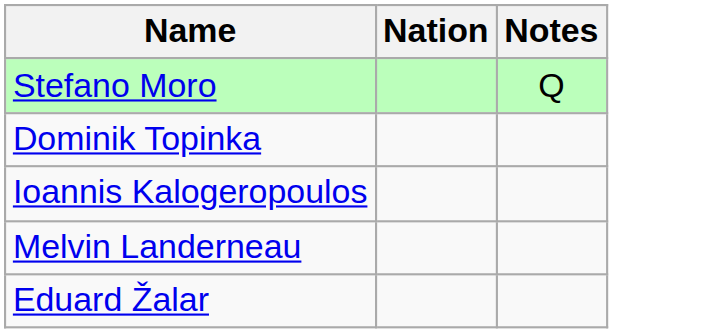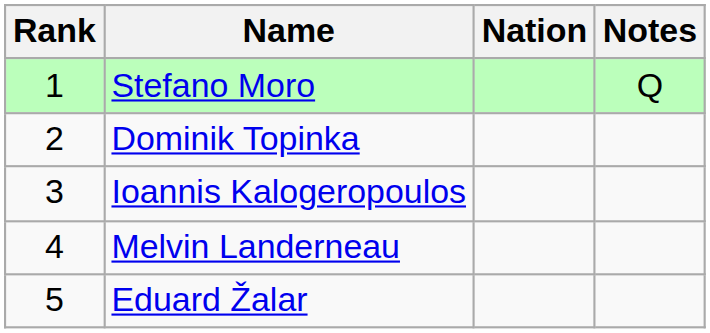+ column: (54, 31)
